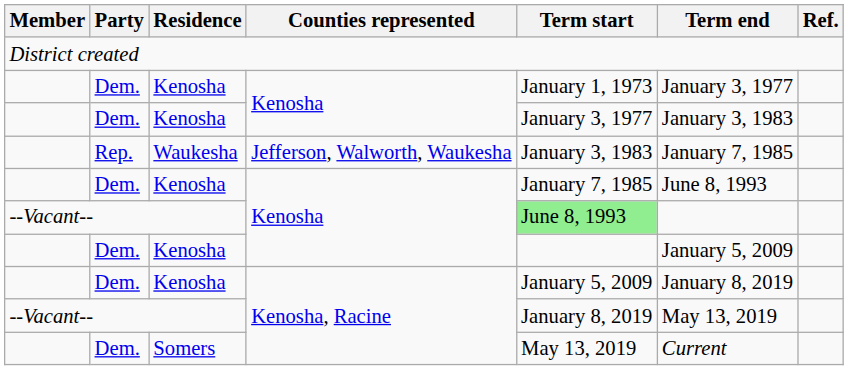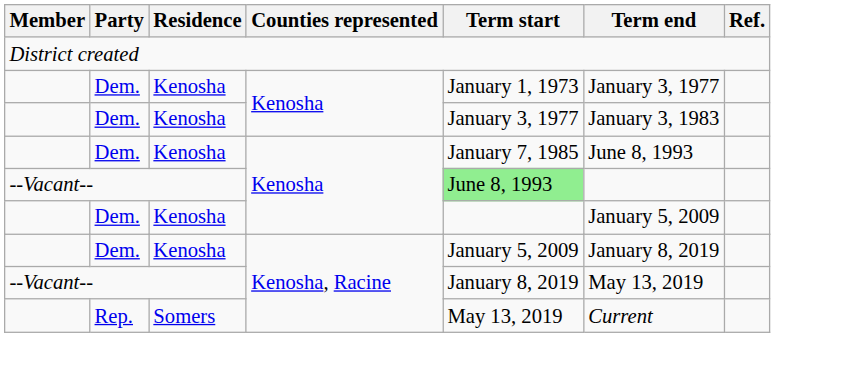- row: (196, 151)
(117, 348) Dem. -> (114, 315) Rep.
